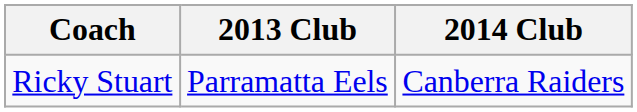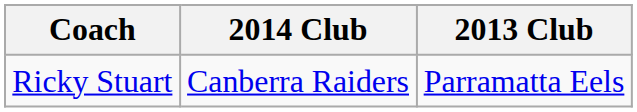columns swapped: (287, 29) <-> (513, 29)
